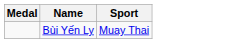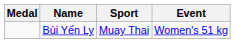+ column: (191, 13)
